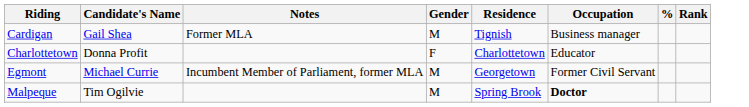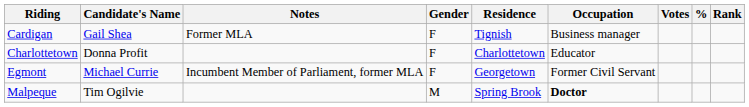+ column: (675, 14)
(435, 33) M -> (432, 33) F
(435, 72) M -> (432, 72) F
